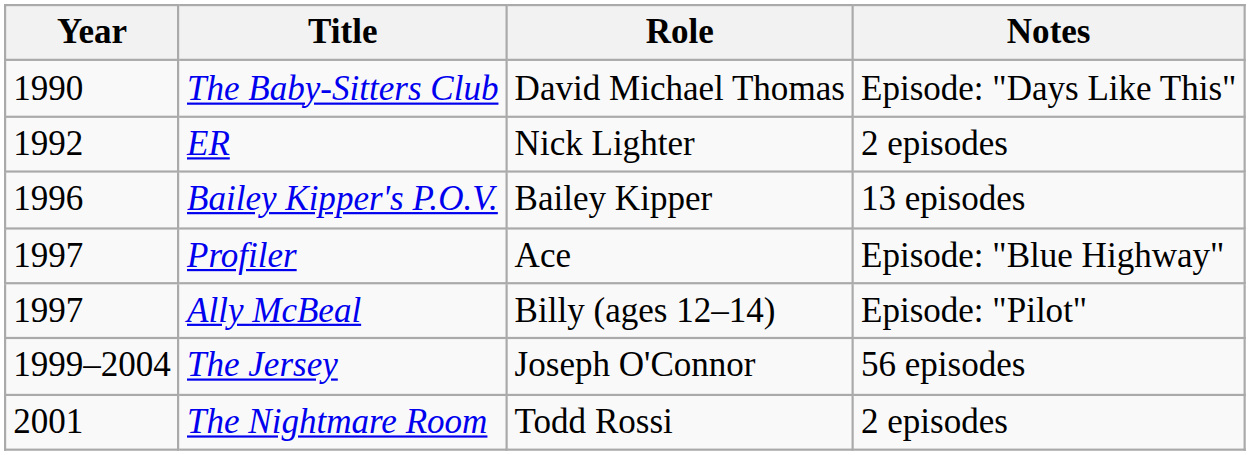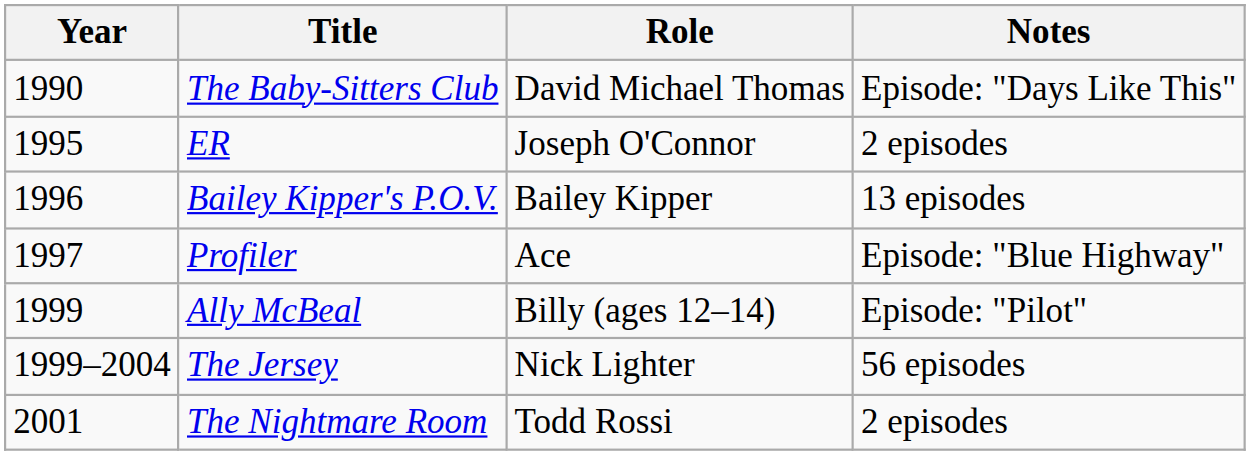(48, 143) 1992 -> (48, 143) 1995
(605, 143) Nick Lighter -> (635, 143) Joseph O'Connor
(48, 310) 1997 -> (48, 310) 1999
(635, 365) Joseph O'Connor -> (605, 365) Nick Lighter
